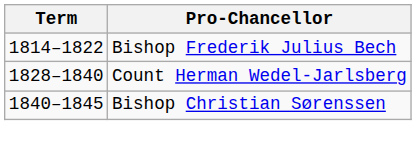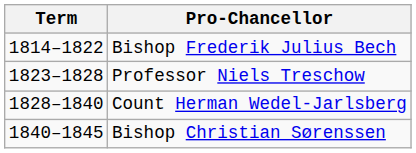+ row: (238, 76)
